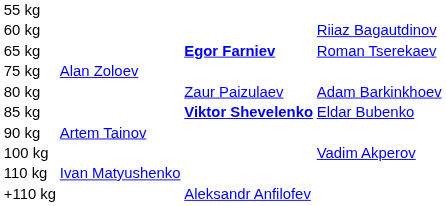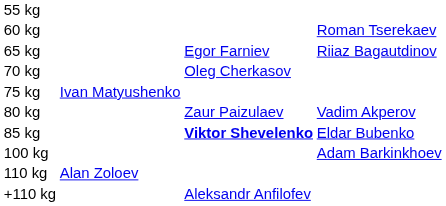(377, 30) Riiaz Bagautdinov -> (377, 30) Roman Tserekaev
(230, 51) bold -> (227, 51) normal
(377, 51) Roman Tserekaev -> (377, 51) Riiaz Bagautdinov
+ row: (22, 71)
(99, 71) Alan Zoloev -> (120, 92) Ivan Matyushenko
(379, 92) Adam Barkinkhoev -> (366, 112) Vadim Akperov
- row: (22, 132)
(366, 153) Vadim Akperov -> (379, 153) Adam Barkinkhoev
(120, 173) Ivan Matyushenko -> (99, 173) Alan Zoloev
